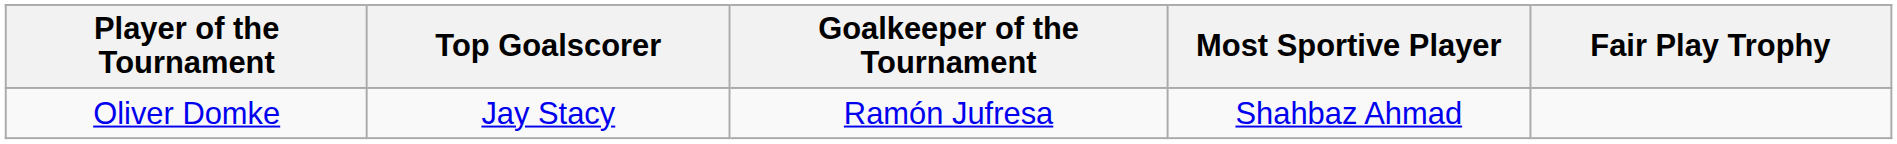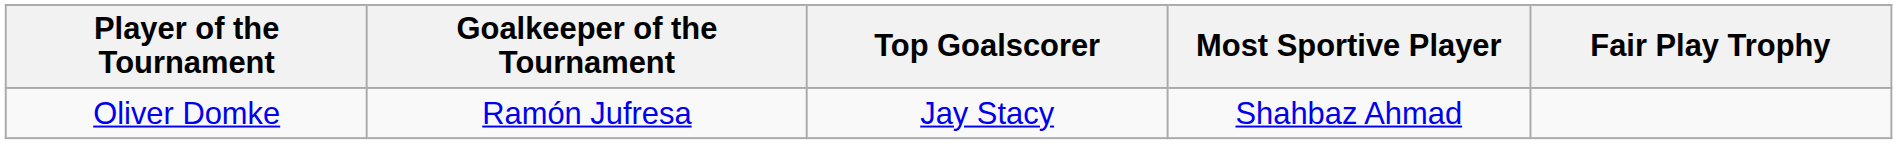columns swapped: (548, 46) <-> (949, 46)
